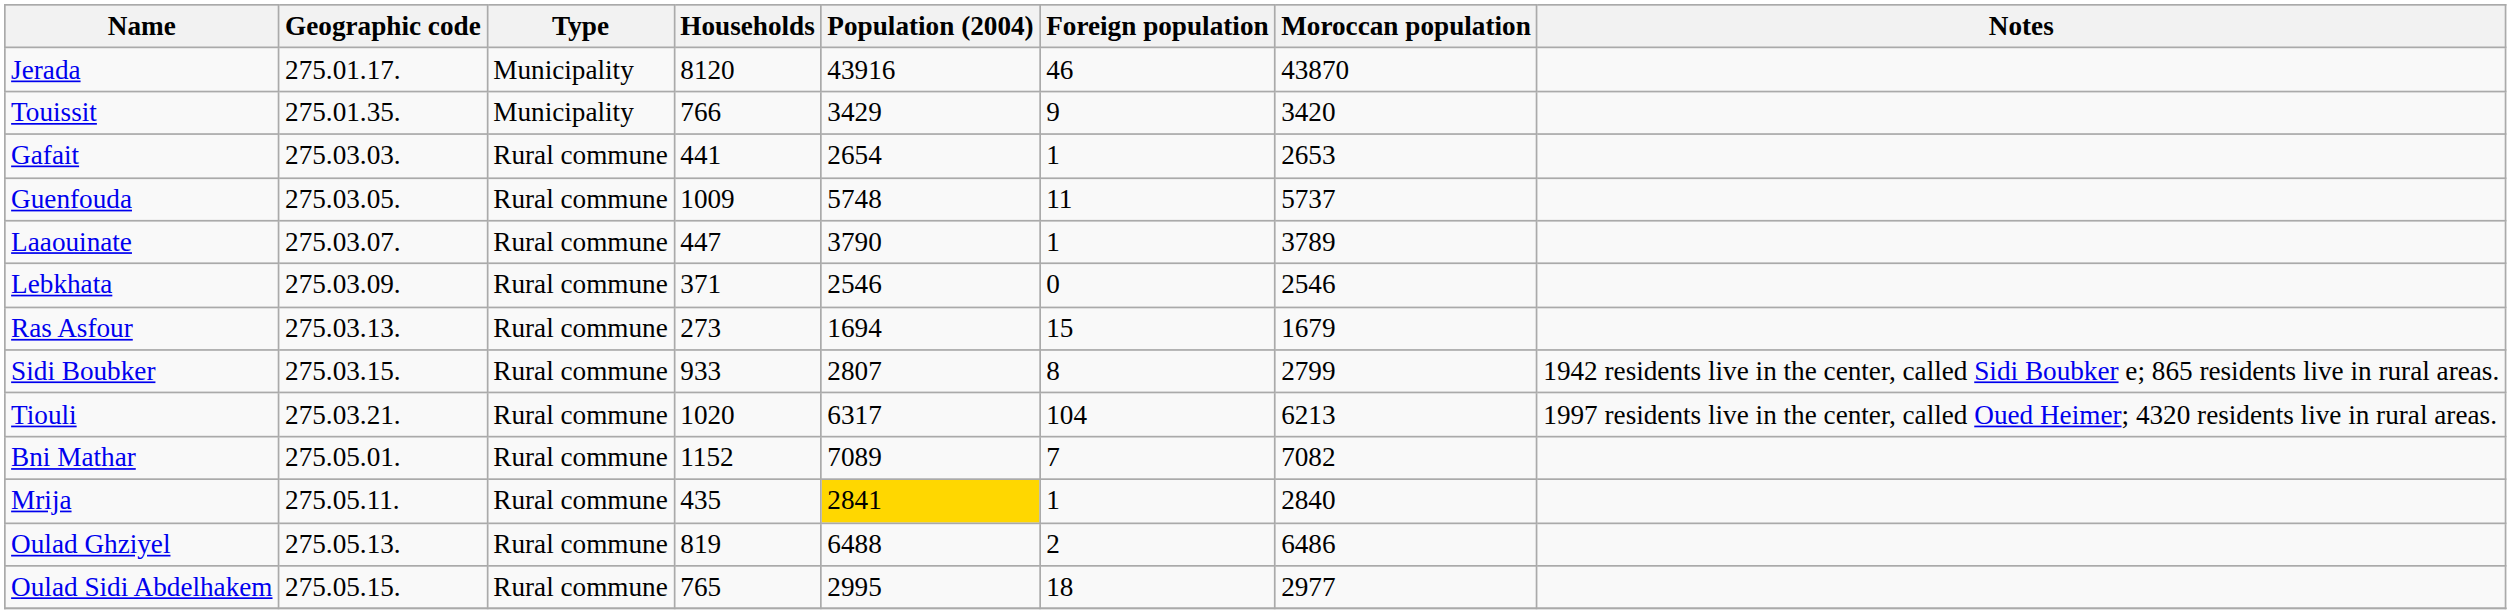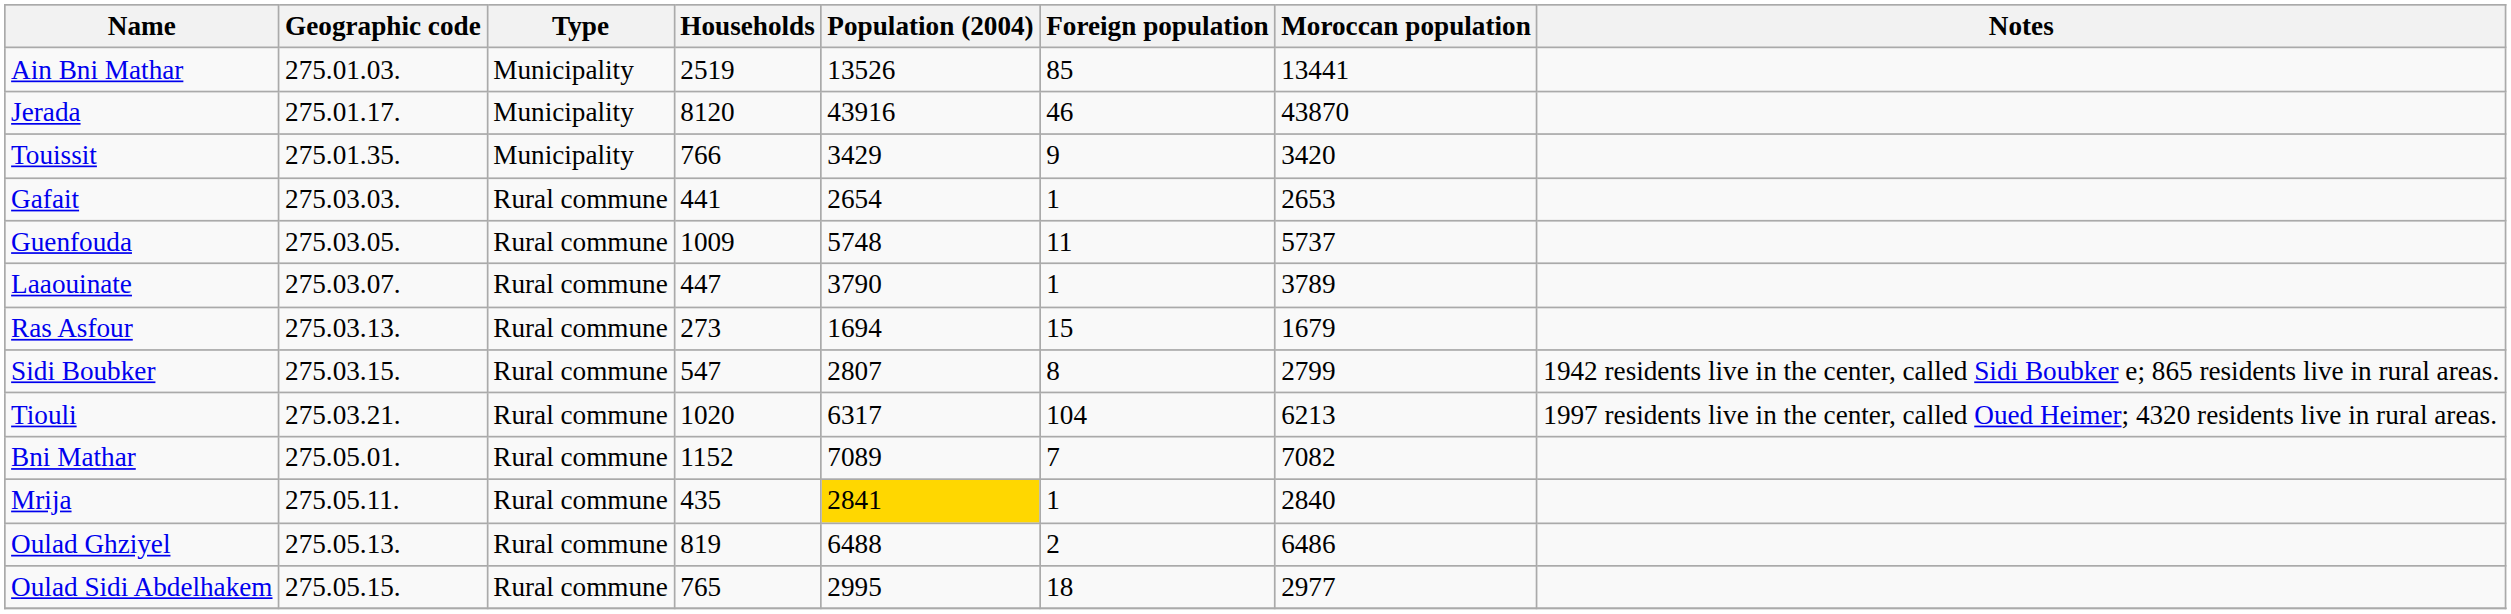+ row: (97, 69)
- row: (62, 284)
(701, 371) 933 -> (701, 371) 547
